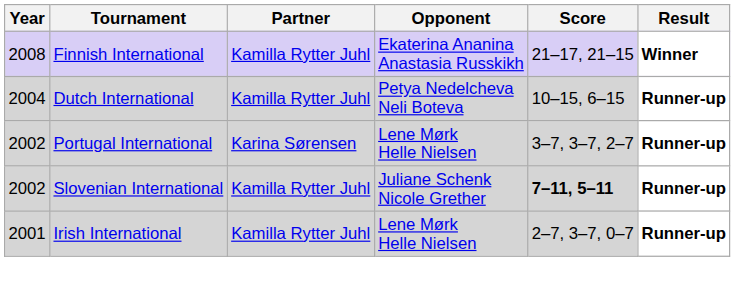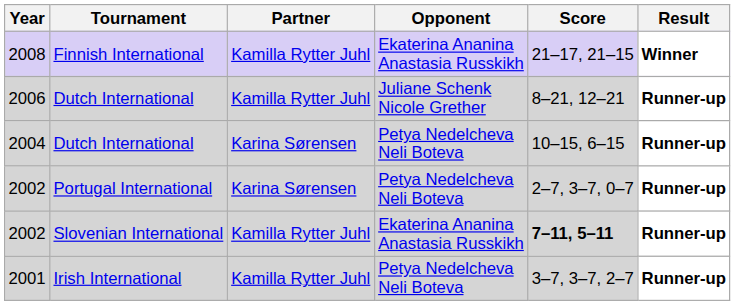+ row: (27, 99)
(301, 99) Kamilla Rytter Juhl -> (294, 144) Karina Sørensen
(427, 144) Lene Mørk Helle Nielsen -> (446, 189) Petya Nedelcheva Neli Boteva
(583, 144) 3–7, 3–7, 2–7 -> (583, 189) 2–7, 3–7, 0–7
(435, 189) Juliane Schenk Nicole Grether -> (451, 234) Ekaterina Ananina Anastasia Russkikh
(427, 234) Lene Mørk Helle Nielsen -> (446, 279) Petya Nedelcheva Neli Boteva
(583, 234) 2–7, 3–7, 0–7 -> (583, 279) 3–7, 3–7, 2–7
